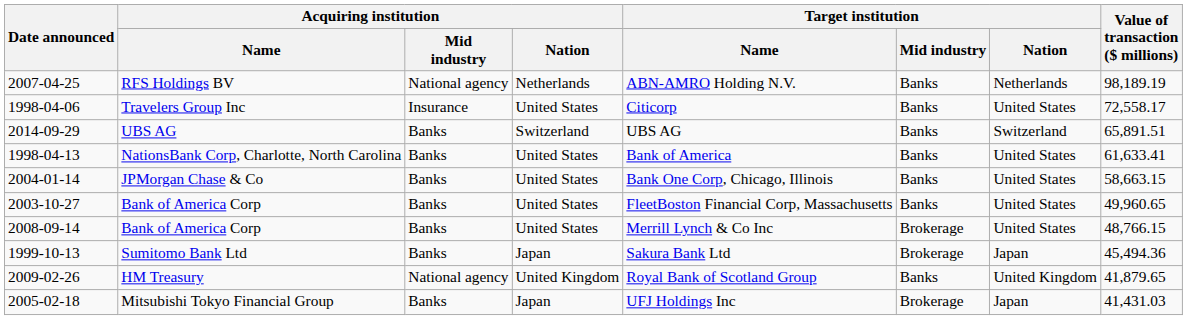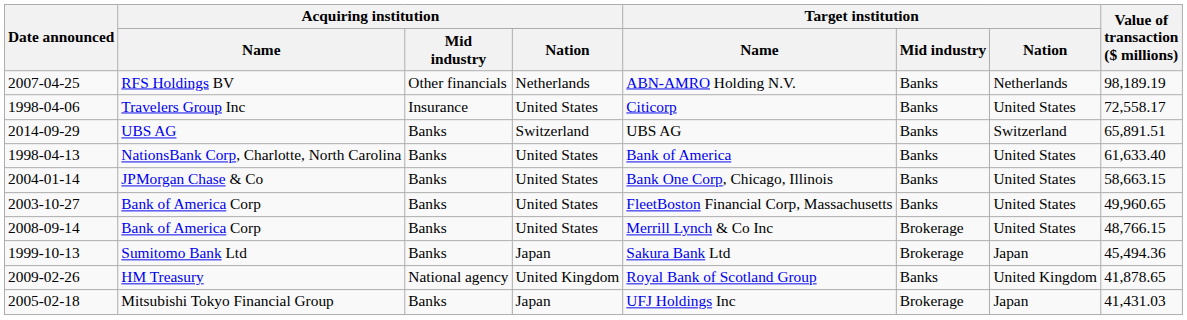(458, 82) National agency -> (458, 82) Other financials
(1135, 155) 61,633.41 -> (1135, 155) 61,633.40
(1135, 277) 41,879.65 -> (1135, 277) 41,878.65
